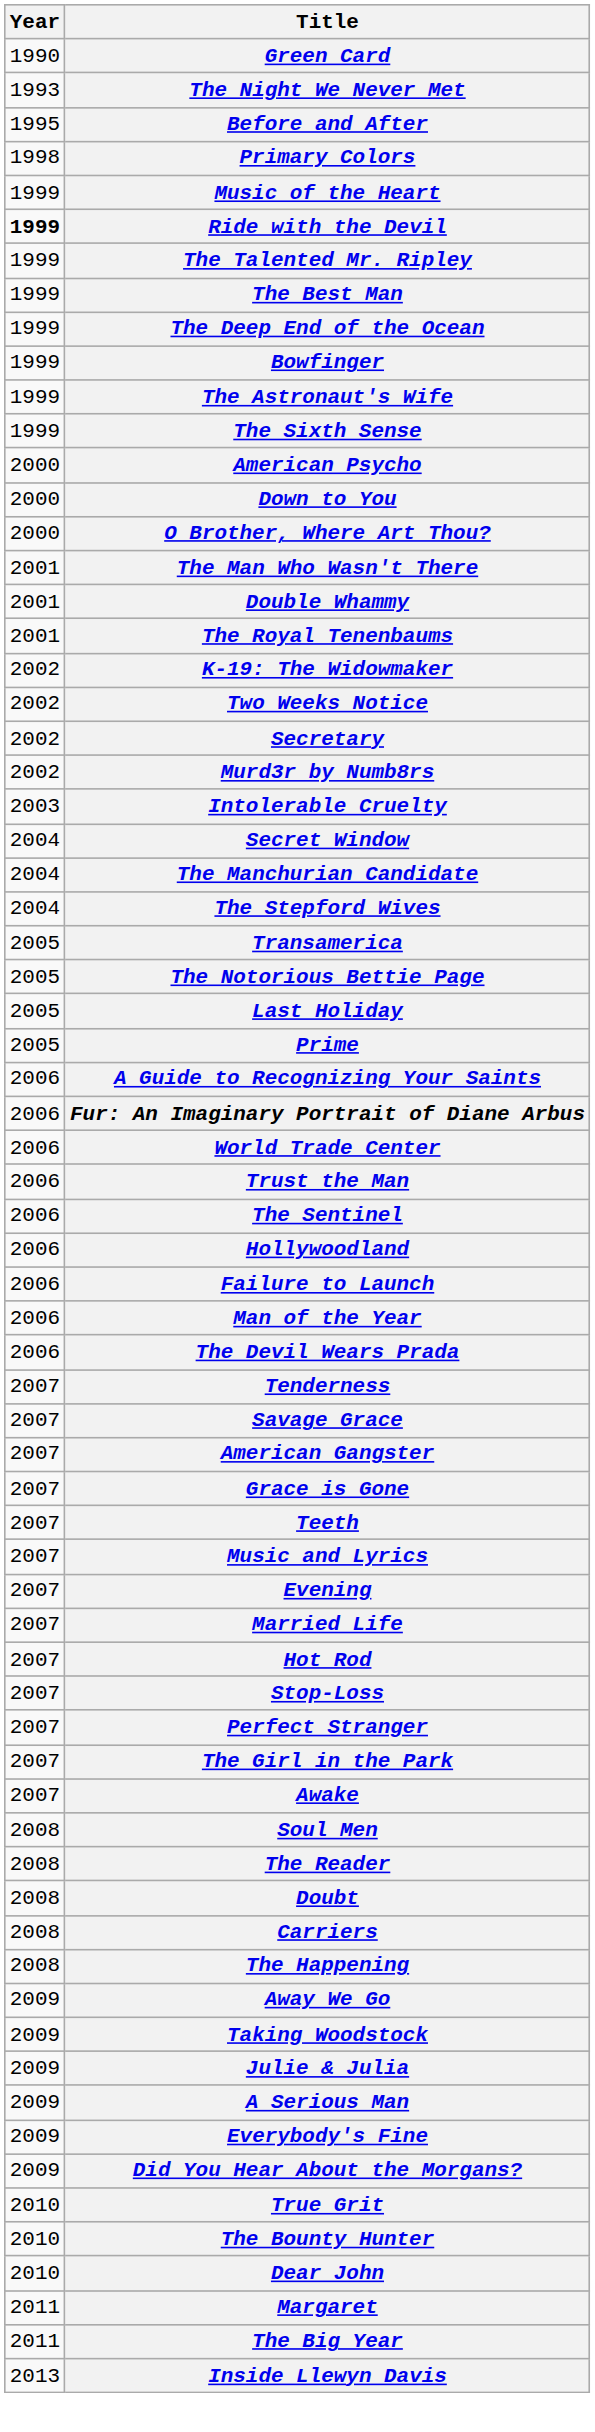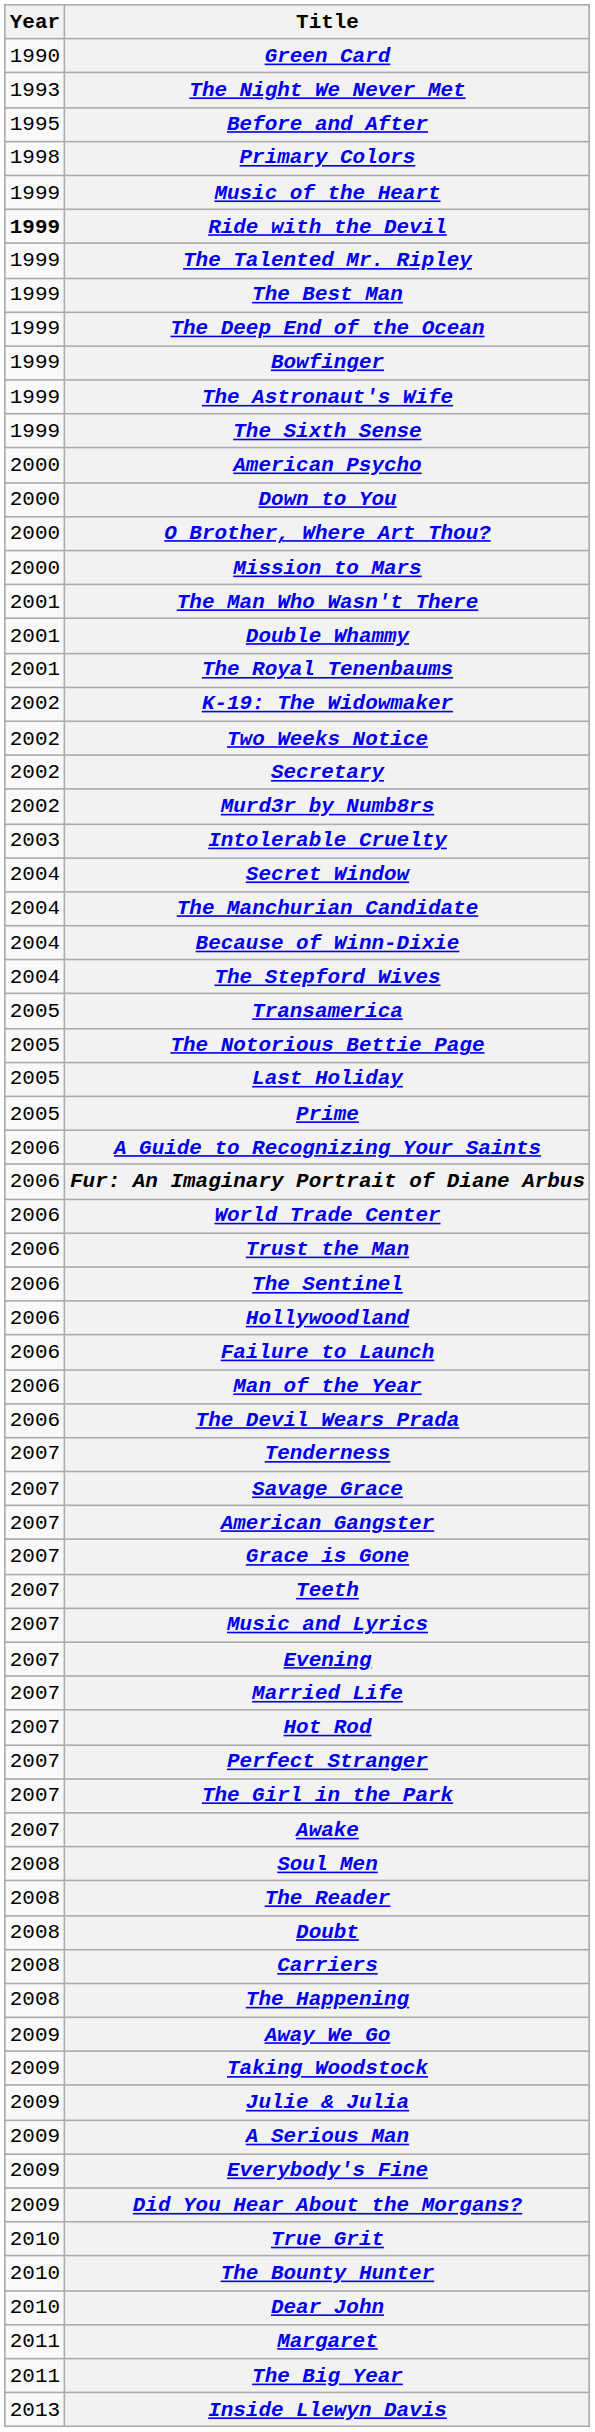+ row: (327, 568)
+ row: (327, 943)
- row: (327, 1693)
